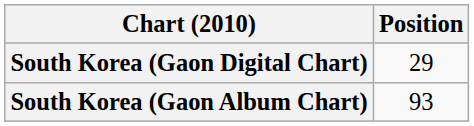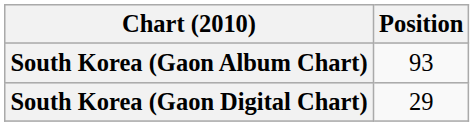rows swapped: (189, 101) <-> (189, 62)
